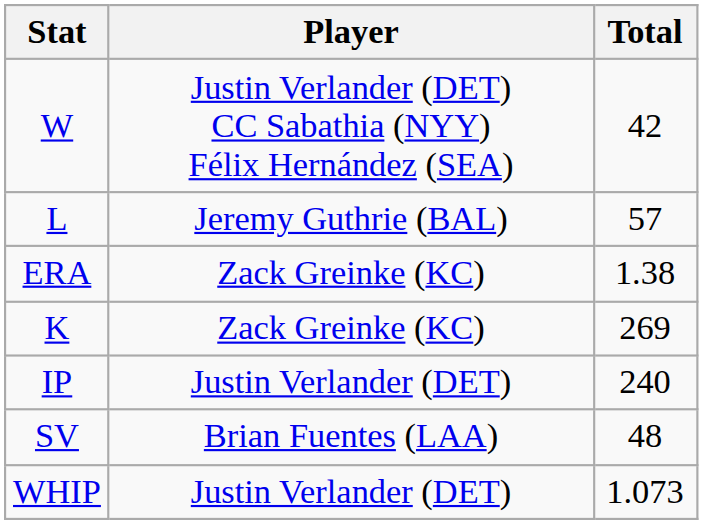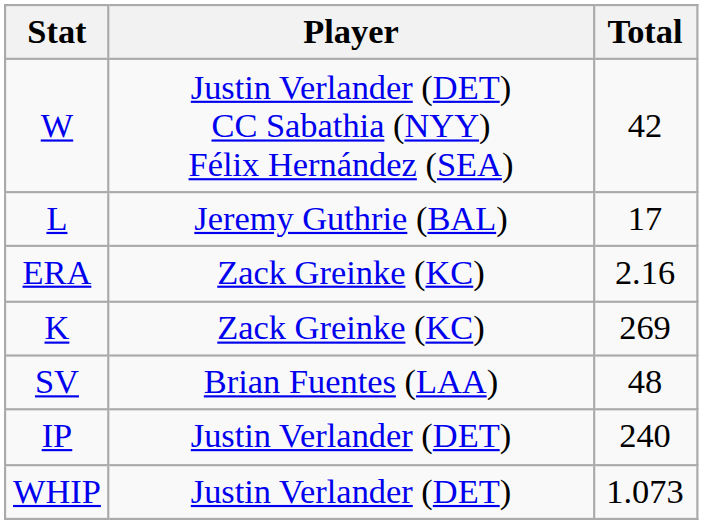(645, 218) 57 -> (645, 218) 17
(645, 272) 1.38 -> (645, 272) 2.16
rows swapped: (57, 381) <-> (57, 436)
